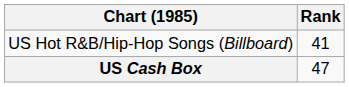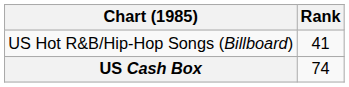(321, 69) 47 -> (321, 69) 74
